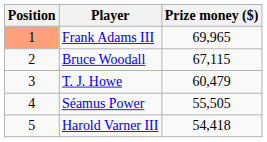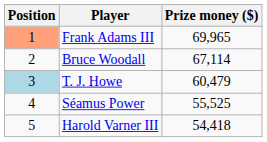(212, 59) 67,115 -> (212, 59) 67,114
(32, 81) no background -> (32, 81) lightblue background
(212, 103) 55,505 -> (212, 103) 55,525
